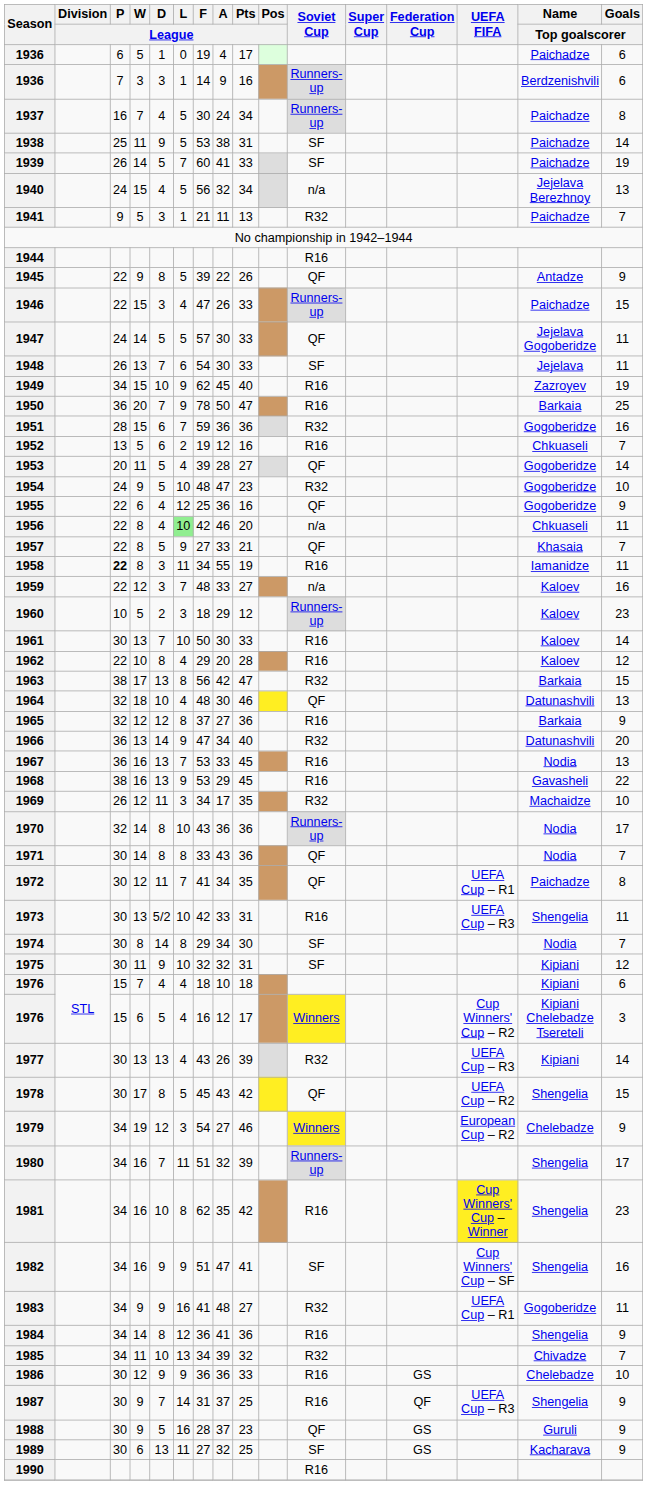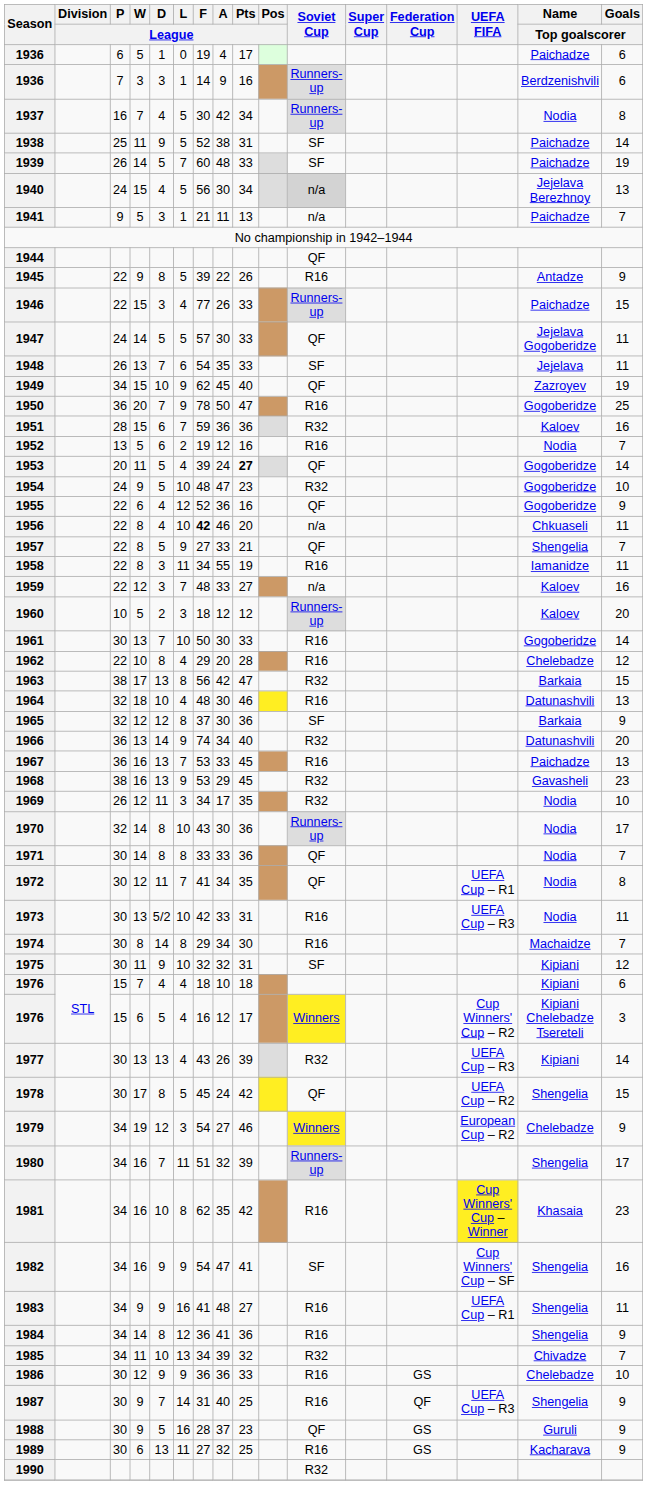(223, 116) 24 -> (223, 116) 42
(560, 116) Paichadze -> (560, 116) Nodia
(203, 143) 53 -> (203, 143) 52
(223, 163) 41 -> (223, 163) 48
(223, 190) 32 -> (223, 190) 30
(316, 190) no background -> (316, 190) lightgrey background
(316, 217) R32 -> (316, 217) n/a
(316, 257) R16 -> (316, 257) QF
(316, 277) QF -> (316, 277) R16
(203, 304) 47 -> (203, 304) 77
(223, 366) 30 -> (223, 366) 35
(316, 386) R16 -> (316, 386) QF
(560, 406) Barkaia -> (560, 406) Gogoberidze
(560, 426) Gogoberidze -> (560, 426) Kaloev
(560, 446) Chkuaseli -> (560, 446) Nodia
(223, 466) 28 -> (223, 466) 24
(246, 466) normal -> (246, 466) bold
(203, 506) 25 -> (203, 506) 52
(183, 526) lightgreen background -> (183, 526) no background
(203, 526) normal -> (203, 526) bold
(560, 546) Khasaia -> (560, 546) Shengelia
(120, 566) bold -> (120, 566) normal
(223, 613) 29 -> (223, 613) 12
(622, 613) 23 -> (622, 613) 20
(560, 641) Kaloev -> (560, 641) Gogoberidze
(560, 661) Kaloev -> (560, 661) Chelebadze
(316, 701) QF -> (316, 701) R16
(223, 721) 27 -> (223, 721) 30
(316, 721) R16 -> (316, 721) SF
(203, 741) 47 -> (203, 741) 74
(560, 761) Nodia -> (560, 761) Paichadze
(316, 781) R16 -> (316, 781) R32
(622, 781) 22 -> (622, 781) 23
(560, 801) Machaidze -> (560, 801) Nodia
(223, 828) 36 -> (223, 828) 30
(223, 855) 43 -> (223, 855) 33
(560, 882) Paichadze -> (560, 882) Nodia
(560, 917) Shengelia -> (560, 917) Nodia
(316, 944) SF -> (316, 944) R16
(560, 944) Nodia -> (560, 944) Machaidze
(223, 1094) 43 -> (223, 1094) 24
(560, 1211) Shengelia -> (560, 1211) Khasaia
(203, 1266) 51 -> (203, 1266) 54
(316, 1308) R32 -> (316, 1308) R16
(560, 1308) Gogoberidze -> (560, 1308) Shengelia
(223, 1402) 37 -> (223, 1402) 40
(316, 1449) SF -> (316, 1449) R16
(316, 1469) R16 -> (316, 1469) R32
